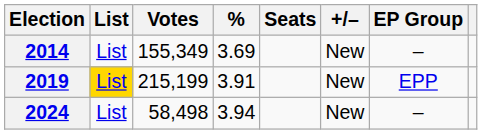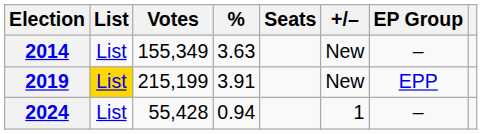(236, 50) 3.69 -> (236, 50) 3.63
(178, 112) 58,498 -> (178, 112) 55,428
(236, 112) 3.94 -> (236, 112) 0.94
(345, 112) New -> (359, 112) 1
